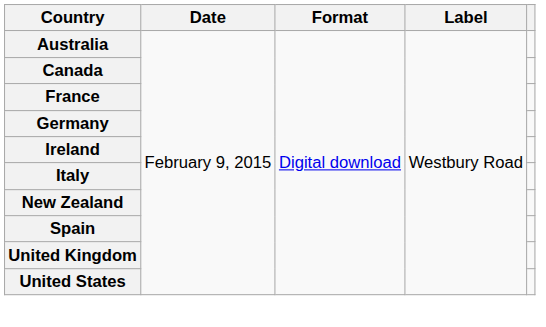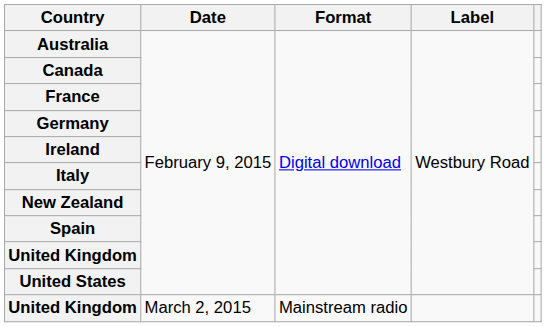+ row: (73, 307)
